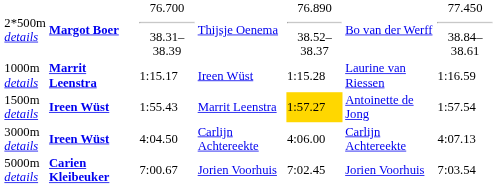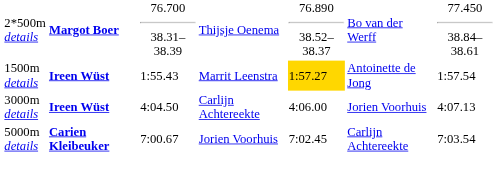- row: (22, 75)
(376, 138) Carlijn Achtereekte -> (387, 107) Jorien Voorhuis
(385, 170) Jorien Voorhuis -> (378, 138) Carlijn Achtereekte
